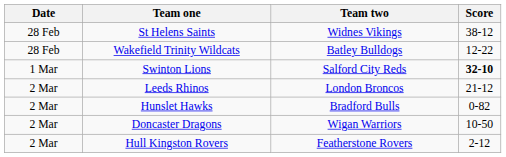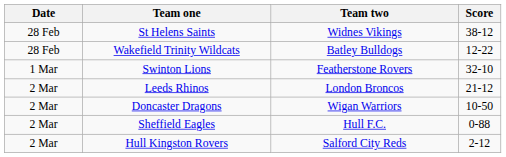(365, 69) Salford City Reds -> (365, 69) Featherstone Rovers
(479, 69) bold -> (479, 69) normal
- row: (177, 106)
+ row: (177, 124)
(365, 143) Featherstone Rovers -> (365, 143) Salford City Reds
